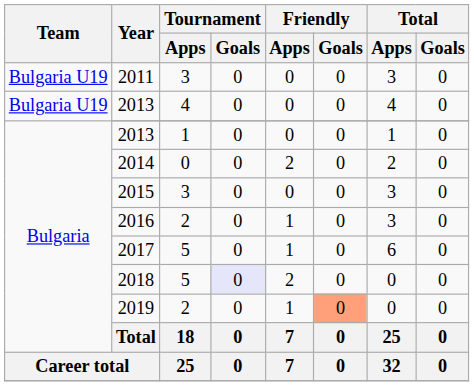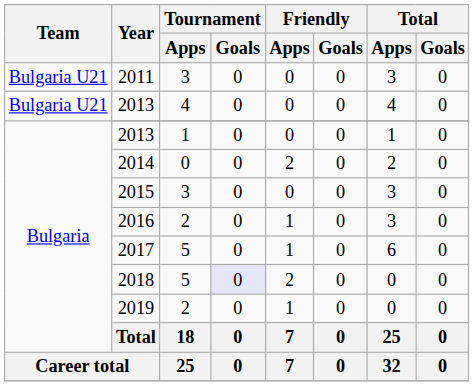(58, 76) Bulgaria U19 -> (58, 76) Bulgaria U21
(58, 105) Bulgaria U19 -> (58, 105) Bulgaria U21
(341, 308) lightsalmon background -> (341, 308) no background
